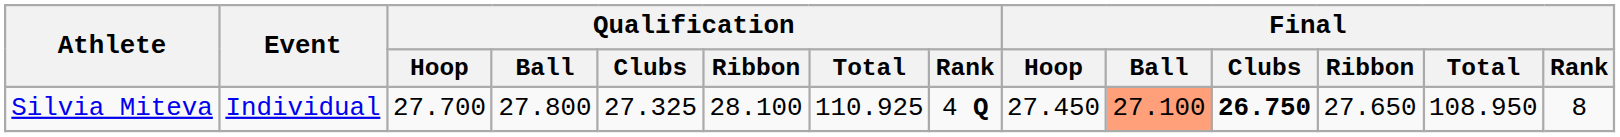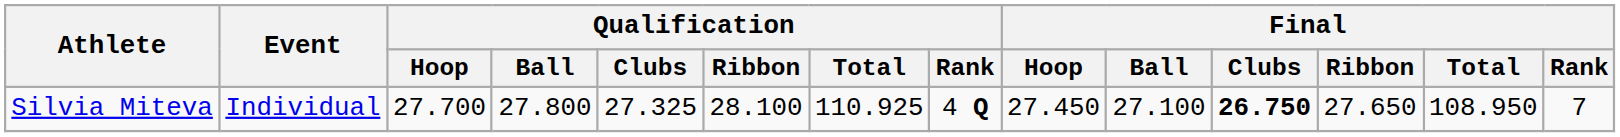(1159, 108) lightsalmon background -> (1159, 108) no background
(1579, 108) 8 -> (1579, 108) 7
